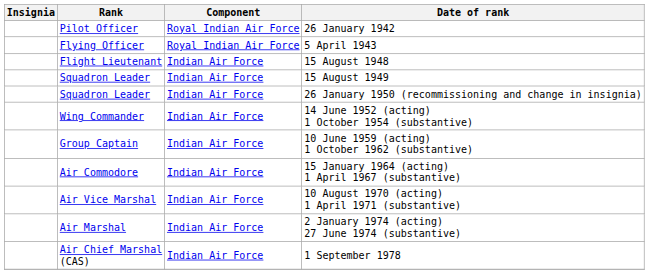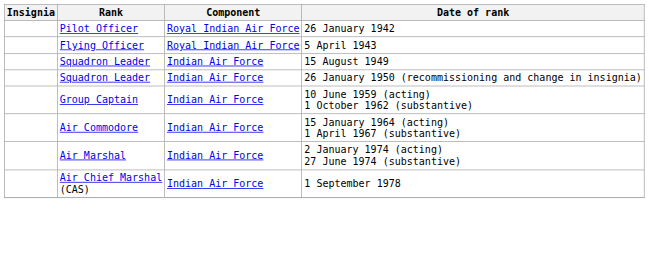- row: (347, 61)
- row: (389, 116)
- row: (383, 200)
